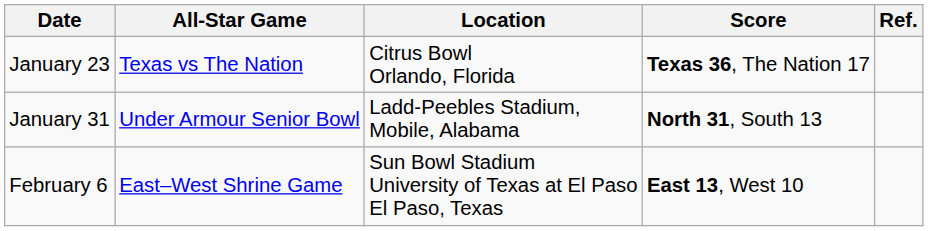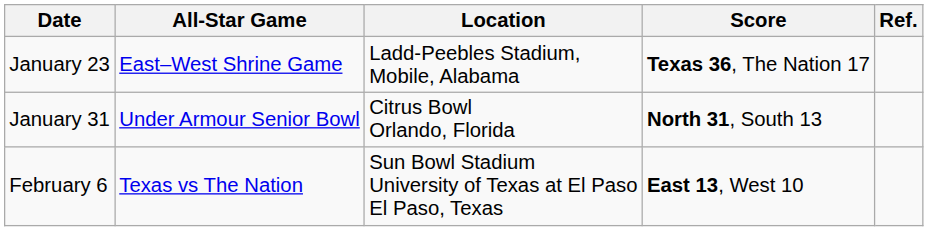(211, 64) Texas vs The Nation -> (231, 64) East–West Shrine Game
(442, 64) Citrus Bowl Orlando, Florida -> (475, 64) Ladd-Peebles Stadium, Mobile, Alabama
(475, 119) Ladd-Peebles Stadium, Mobile, Alabama -> (442, 119) Citrus Bowl Orlando, Florida
(231, 185) East–West Shrine Game -> (211, 185) Texas vs The Nation
